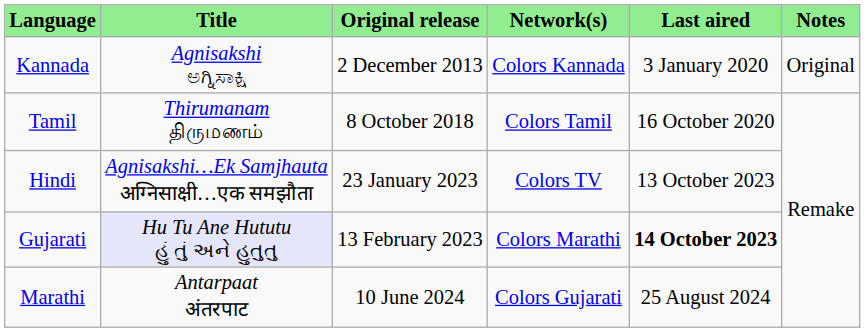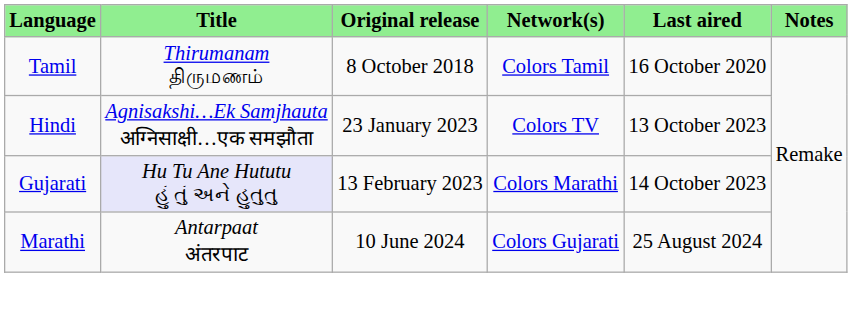- row: (53, 64)
(706, 238) bold -> (697, 183) normal
